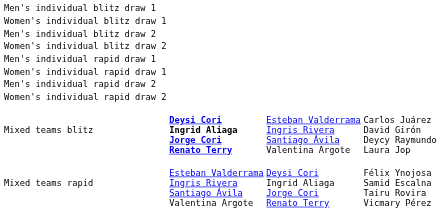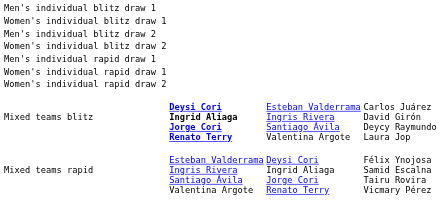- row: (80, 84)
